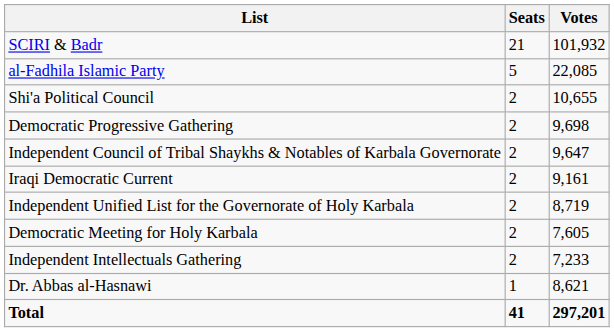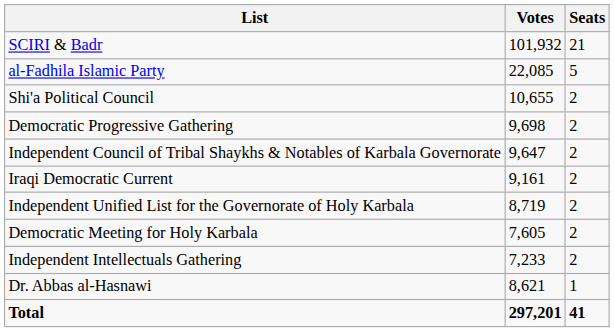columns swapped: (579, 18) <-> (527, 18)
